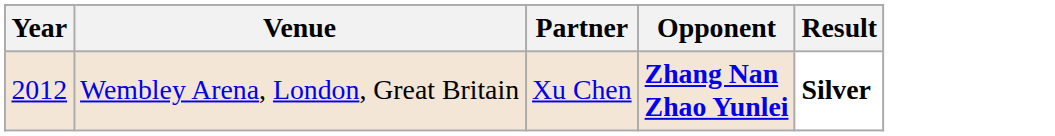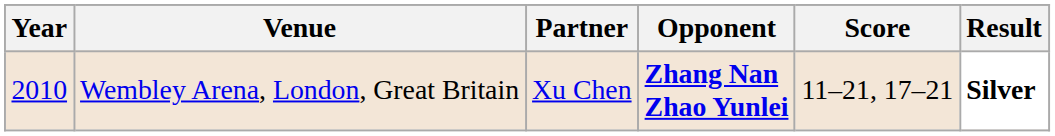+ column: (877, 27)
(39, 90) 2012 -> (39, 90) 2010
